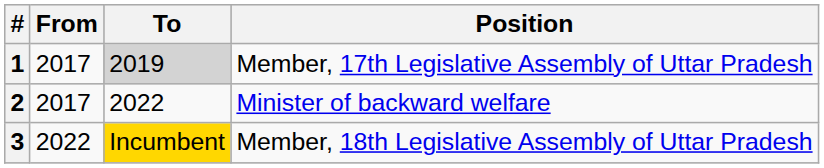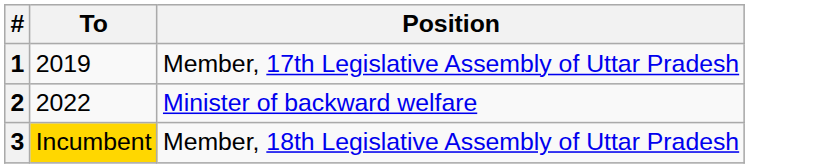- column: (67, 24)
(137, 63) lightgrey background -> (63, 63) no background
